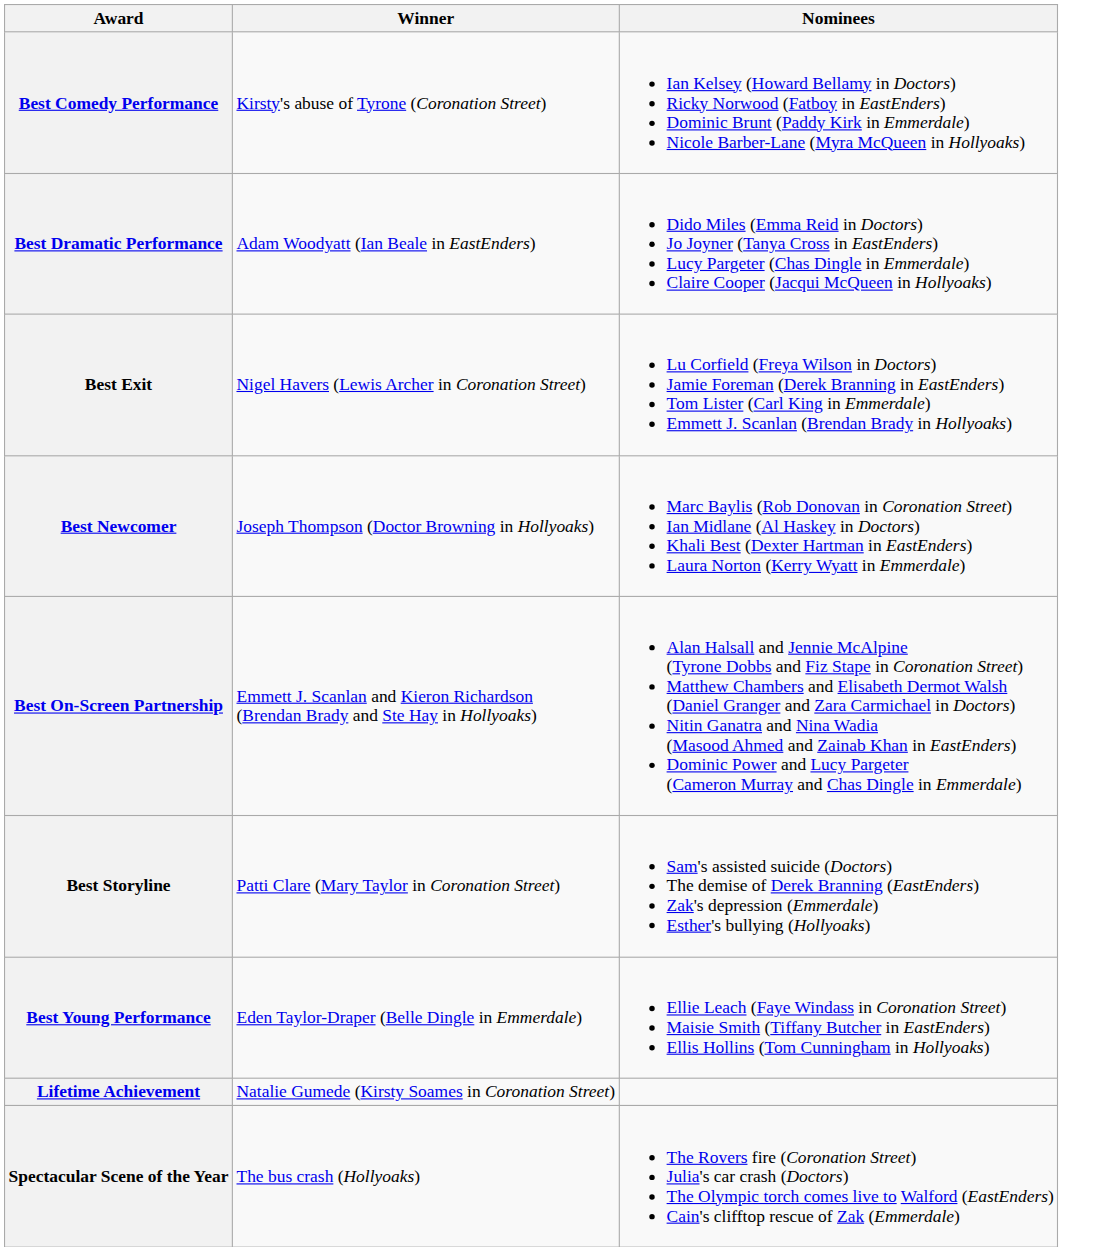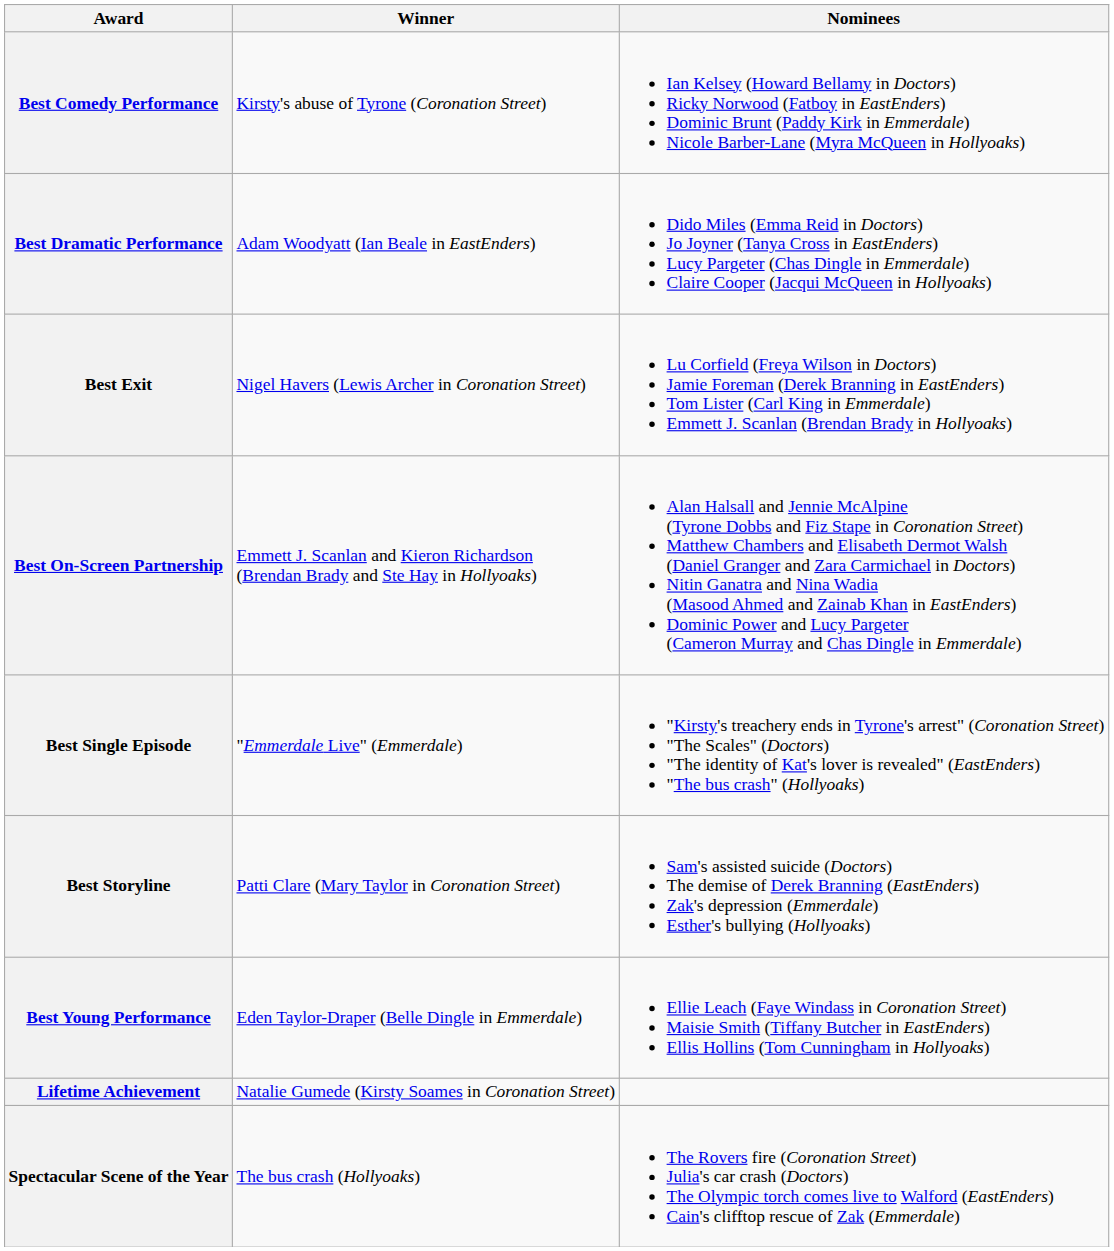- row: (119, 525)
+ row: (119, 745)
